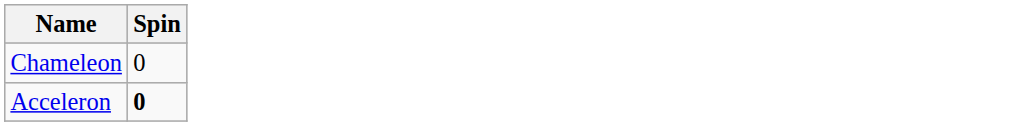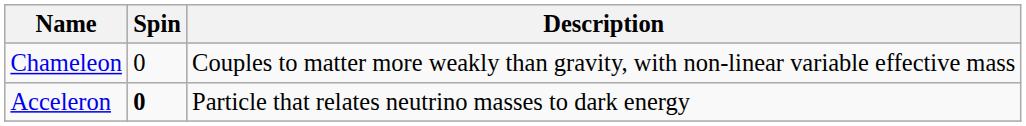+ column: (604, 23)
